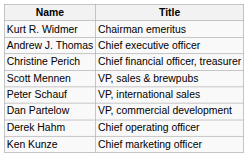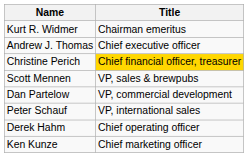(170, 62) no background -> (170, 62) gold background
rows swapped: (38, 111) <-> (37, 95)
